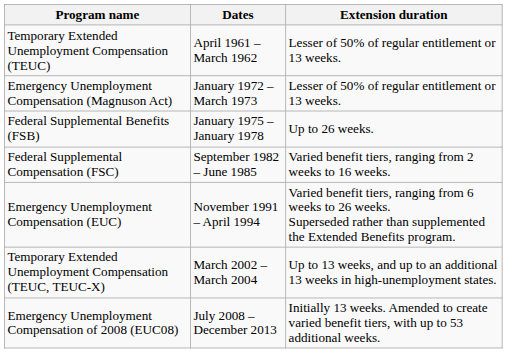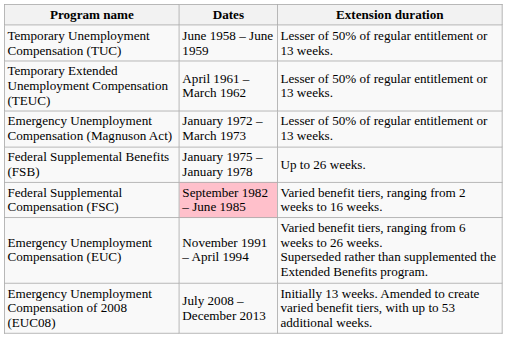+ row: (79, 43)
(236, 164) no background -> (225, 200) pink background
- row: (88, 272)
